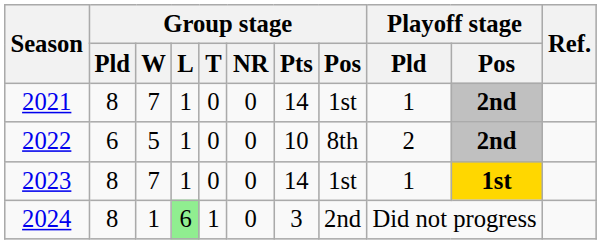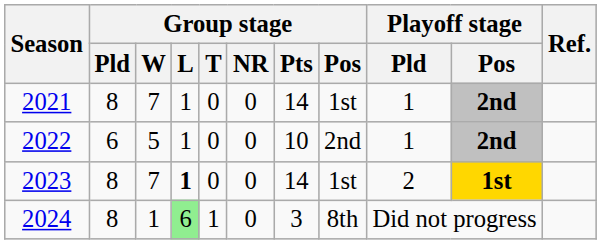(343, 141) 8th -> (343, 141) 2nd
(409, 141) 2 -> (409, 141) 1
(186, 180) normal -> (186, 180) bold
(409, 180) 1 -> (409, 180) 2
(343, 219) 2nd -> (343, 219) 8th
